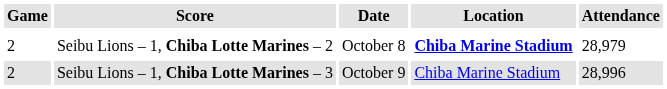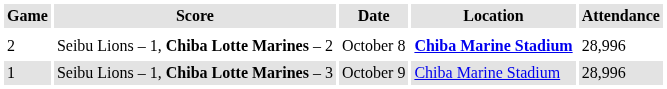(604, 46) 28,979 -> (604, 46) 28,996
(11, 72) 2 -> (11, 72) 1
